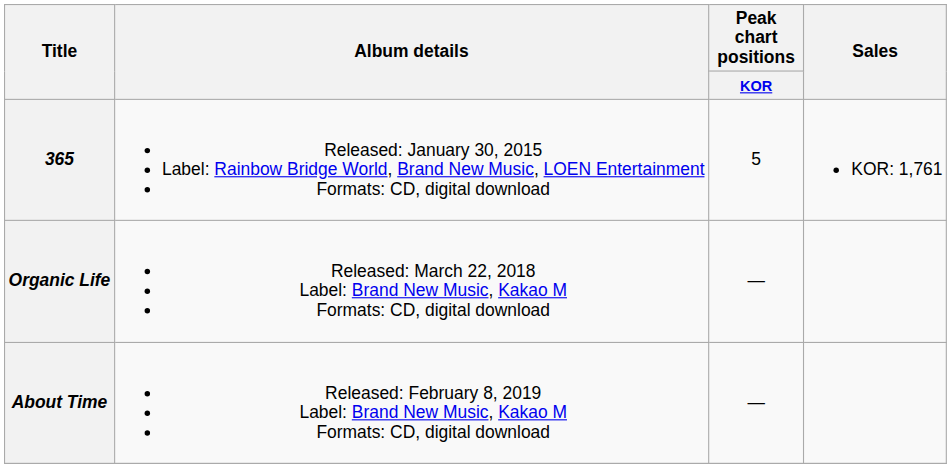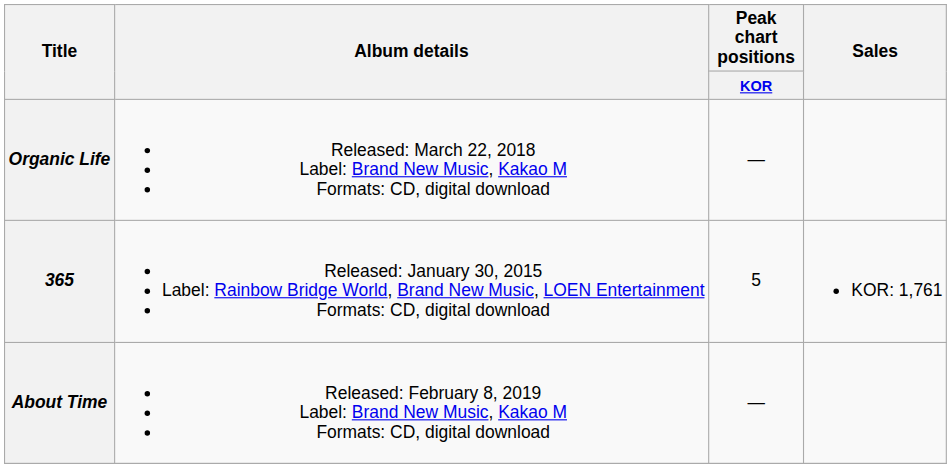rows swapped: (59, 159) <-> (59, 281)
